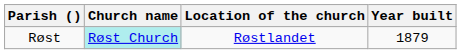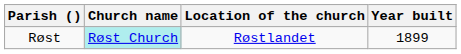(412, 38) 1879 -> (412, 38) 1899
